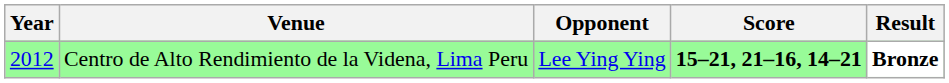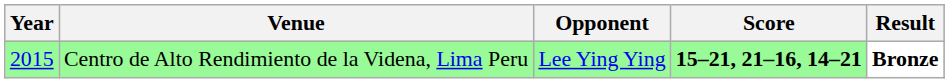(32, 59) 2012 -> (32, 59) 2015
